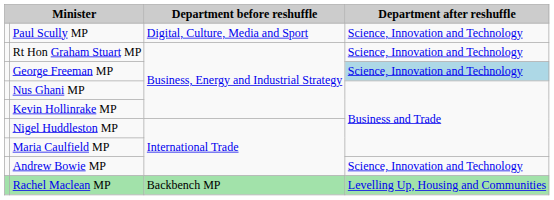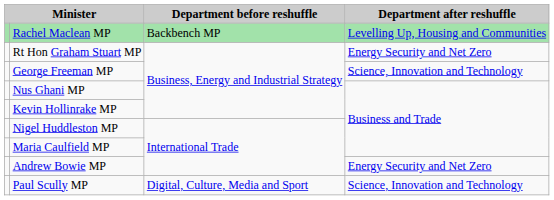rows swapped: (62, 185) <-> (50, 33)
(435, 52) Science, Innovation and Technology -> (420, 52) Energy Security and Net Zero
(435, 71) lightblue background -> (435, 71) no background
(435, 166) Science, Innovation and Technology -> (420, 166) Energy Security and Net Zero
